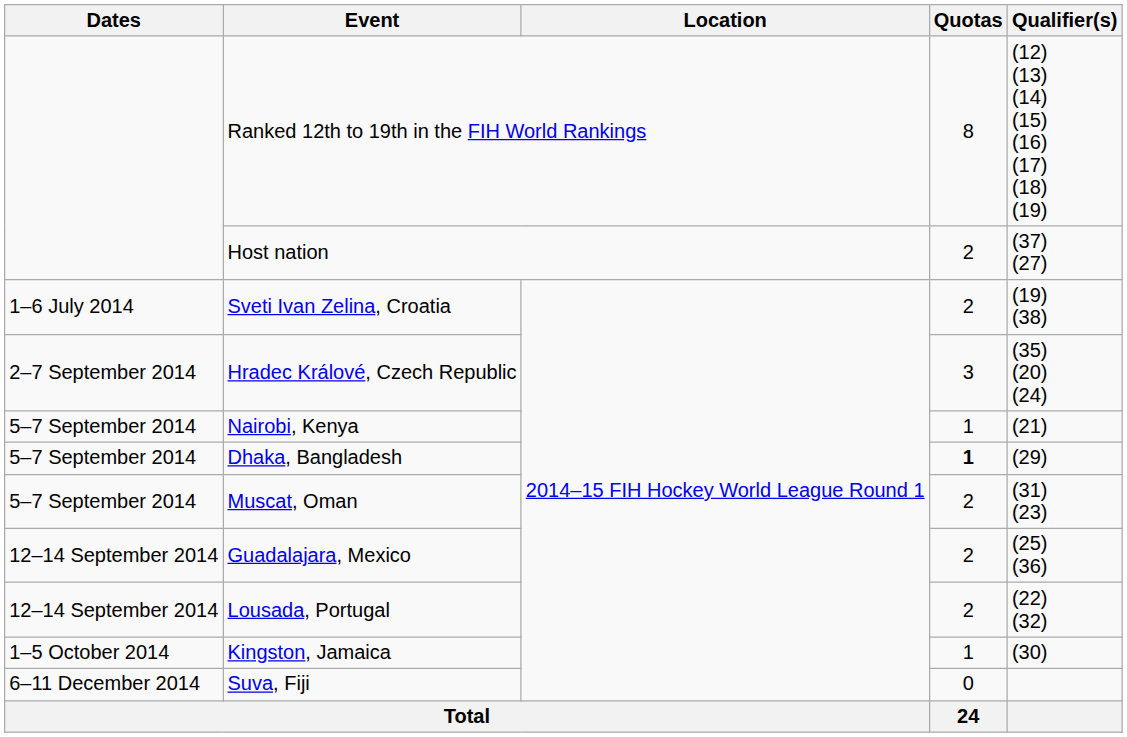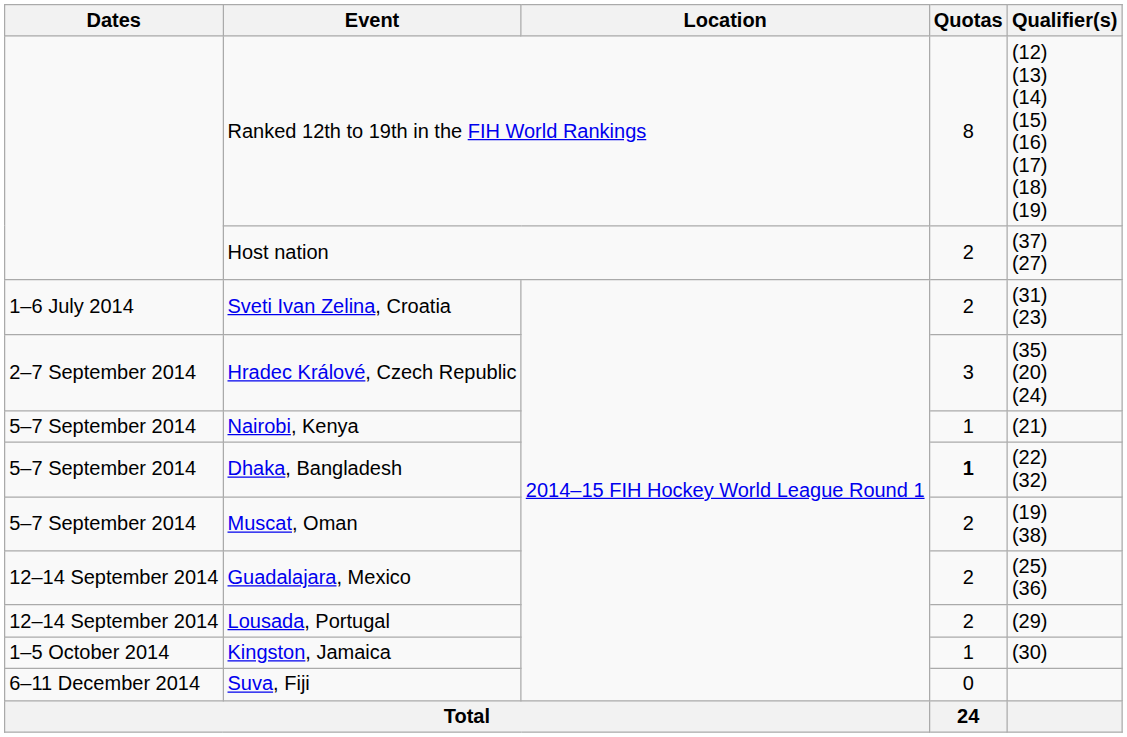(1030, 306) (19) (38) -> (1030, 306) (31) (23)
(1030, 458) (29) -> (1030, 469) (22) (32)
(1030, 501) (31) (23) -> (1030, 523) (19) (38)
(1030, 609) (22) (32) -> (1030, 620) (29)
